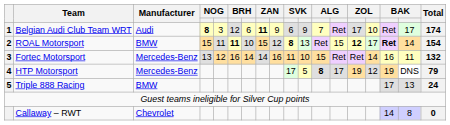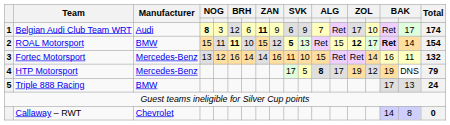(291, 43) 8 -> (291, 43) 5
